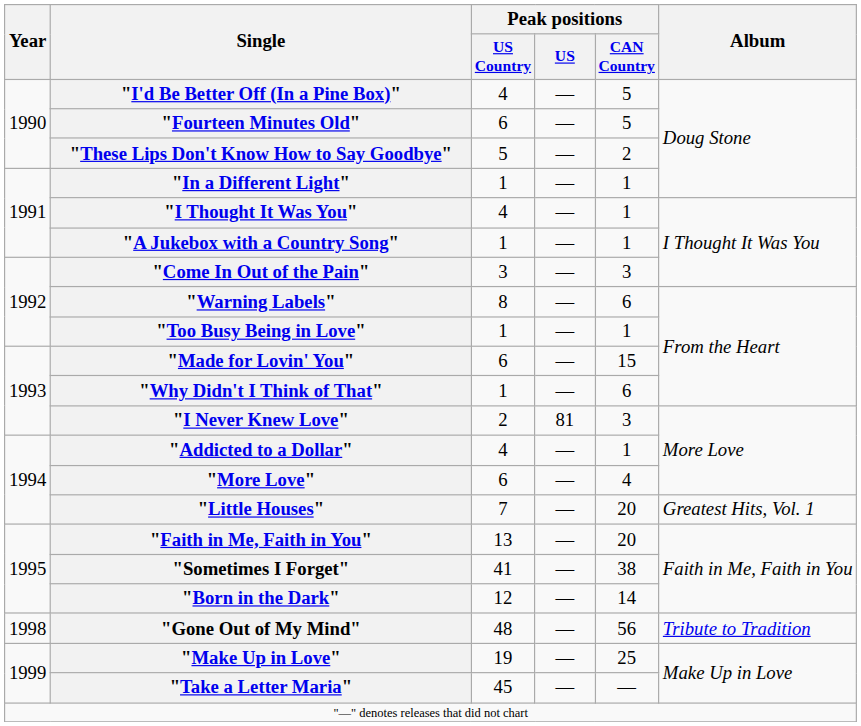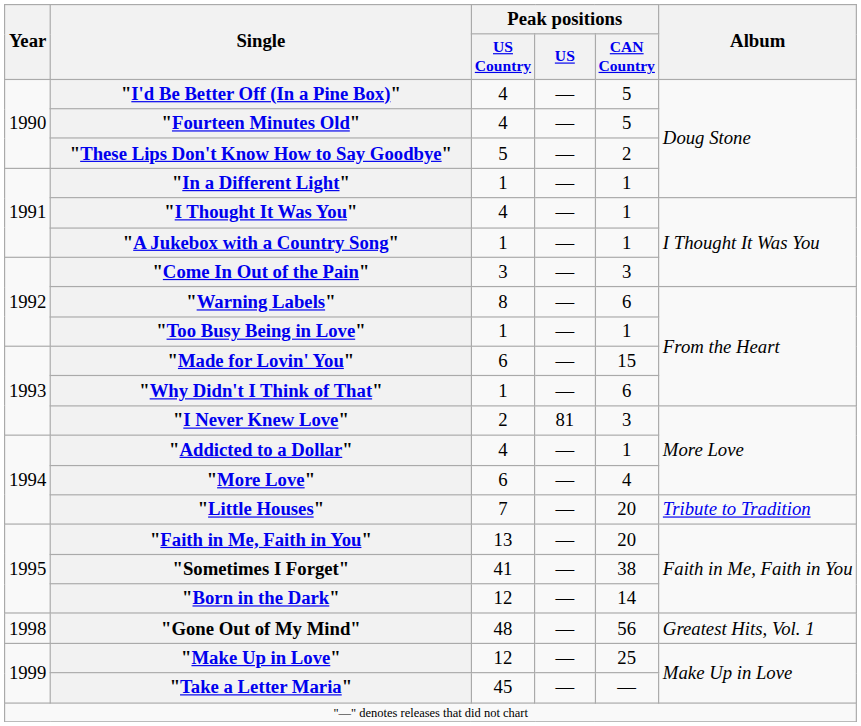(503, 123) 6 -> (503, 123) 4
(739, 509) Greatest Hits, Vol. 1 -> (737, 509) Tribute to Tradition
(737, 628) Tribute to Tradition -> (739, 628) Greatest Hits, Vol. 1
(503, 657) 19 -> (503, 657) 12
